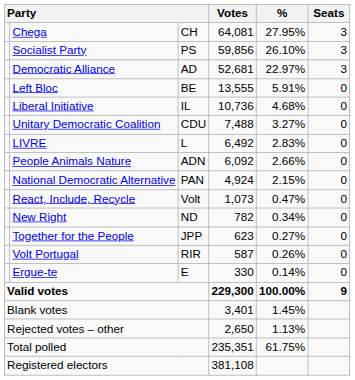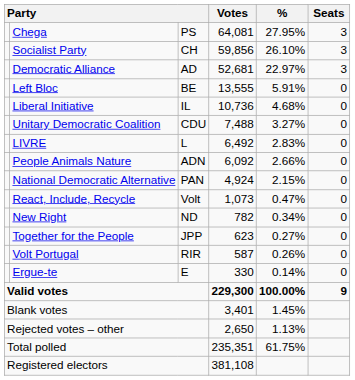(189, 32) CH -> (189, 32) PS
(189, 50) PS -> (189, 50) CH
